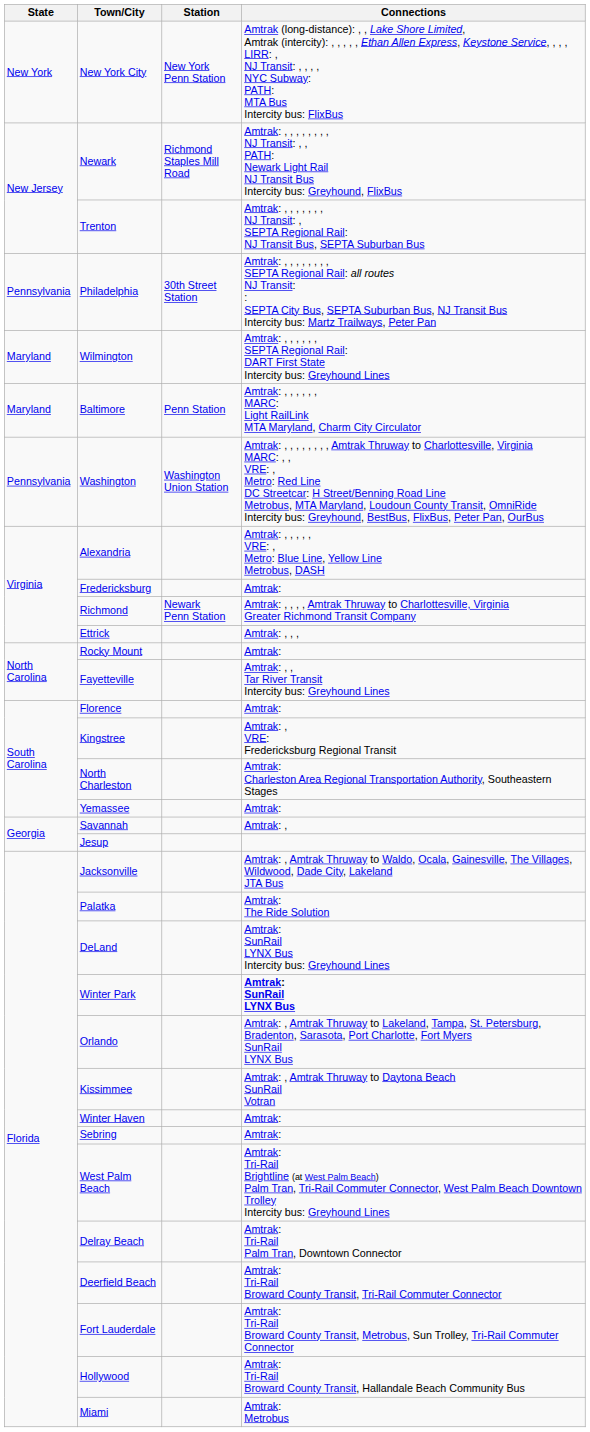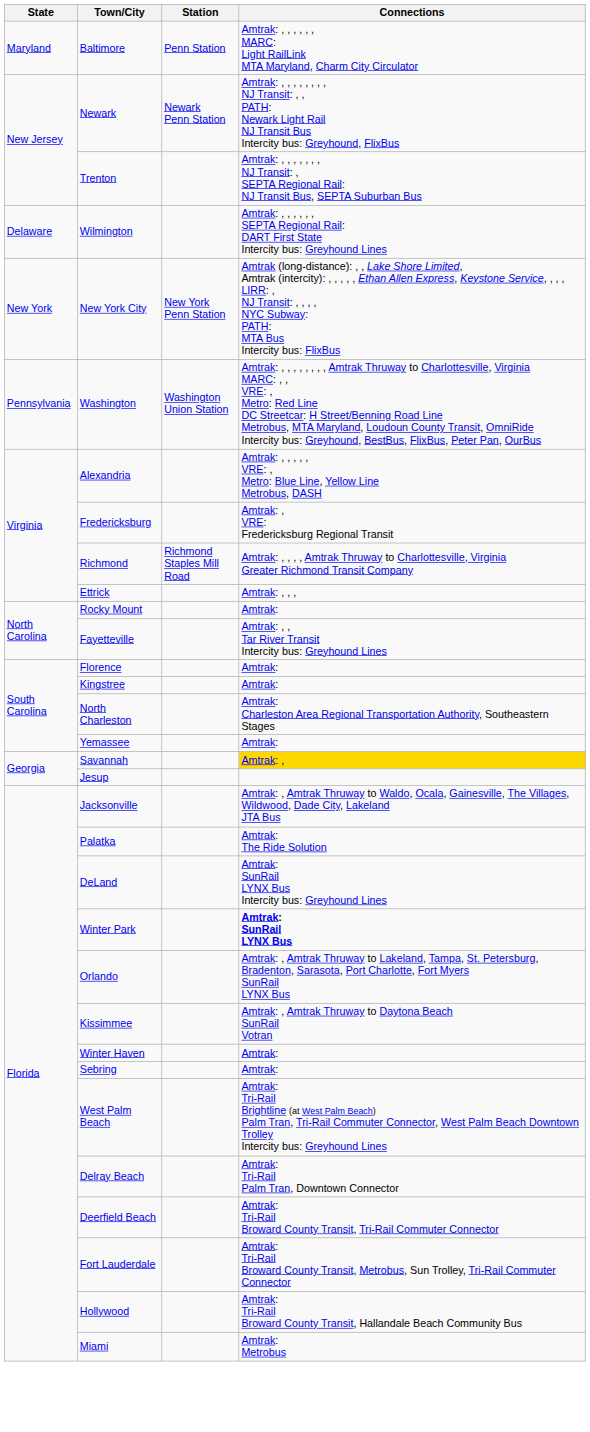rows swapped: (113, 72) <-> (102, 410)
(191, 161) Richmond Staples Mill Road -> (195, 113) Newark Penn Station
- row: (109, 292)
(29, 357) Maryland -> (29, 231) Delaware
(263, 588) Amtrak: -> (317, 522) Amtrak: , VRE: Fredericksburg Regional Transit
(195, 611) Newark Penn Station -> (192, 563) Richmond Staples Mill Road
(320, 738) Amtrak: , VRE: Fredericksburg Regional Transit -> (260, 685) Amtrak:
(266, 825) no background -> (263, 760) gold background
